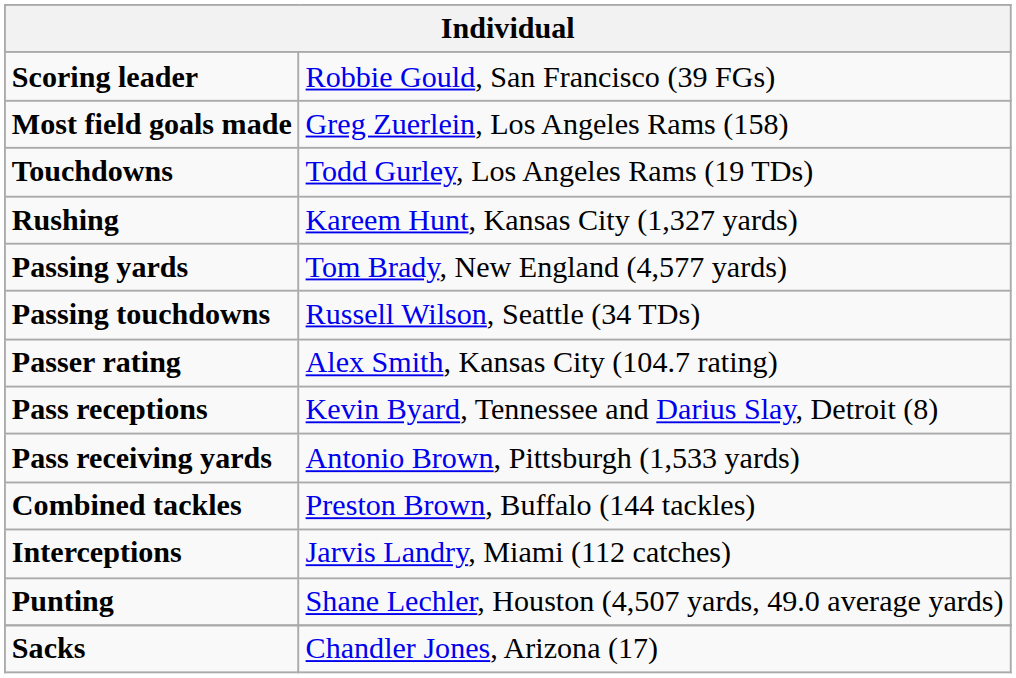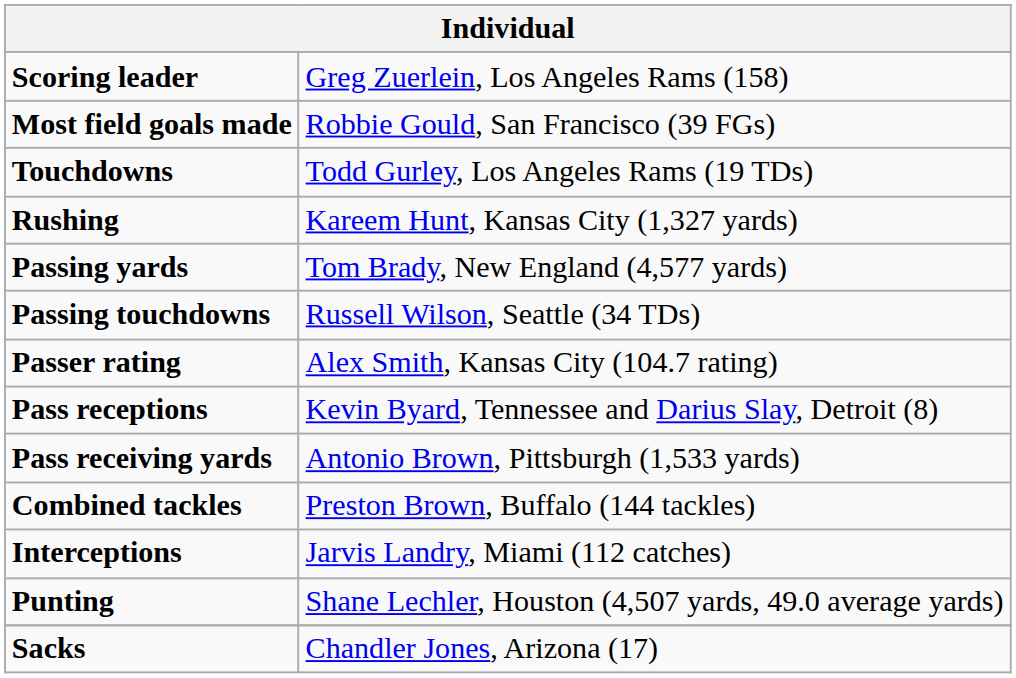(540, 76) Robbie Gould, San Francisco (39 FGs) -> (547, 76) Greg Zuerlein, Los Angeles Rams (158)
(547, 123) Greg Zuerlein, Los Angeles Rams (158) -> (540, 123) Robbie Gould, San Francisco (39 FGs)
